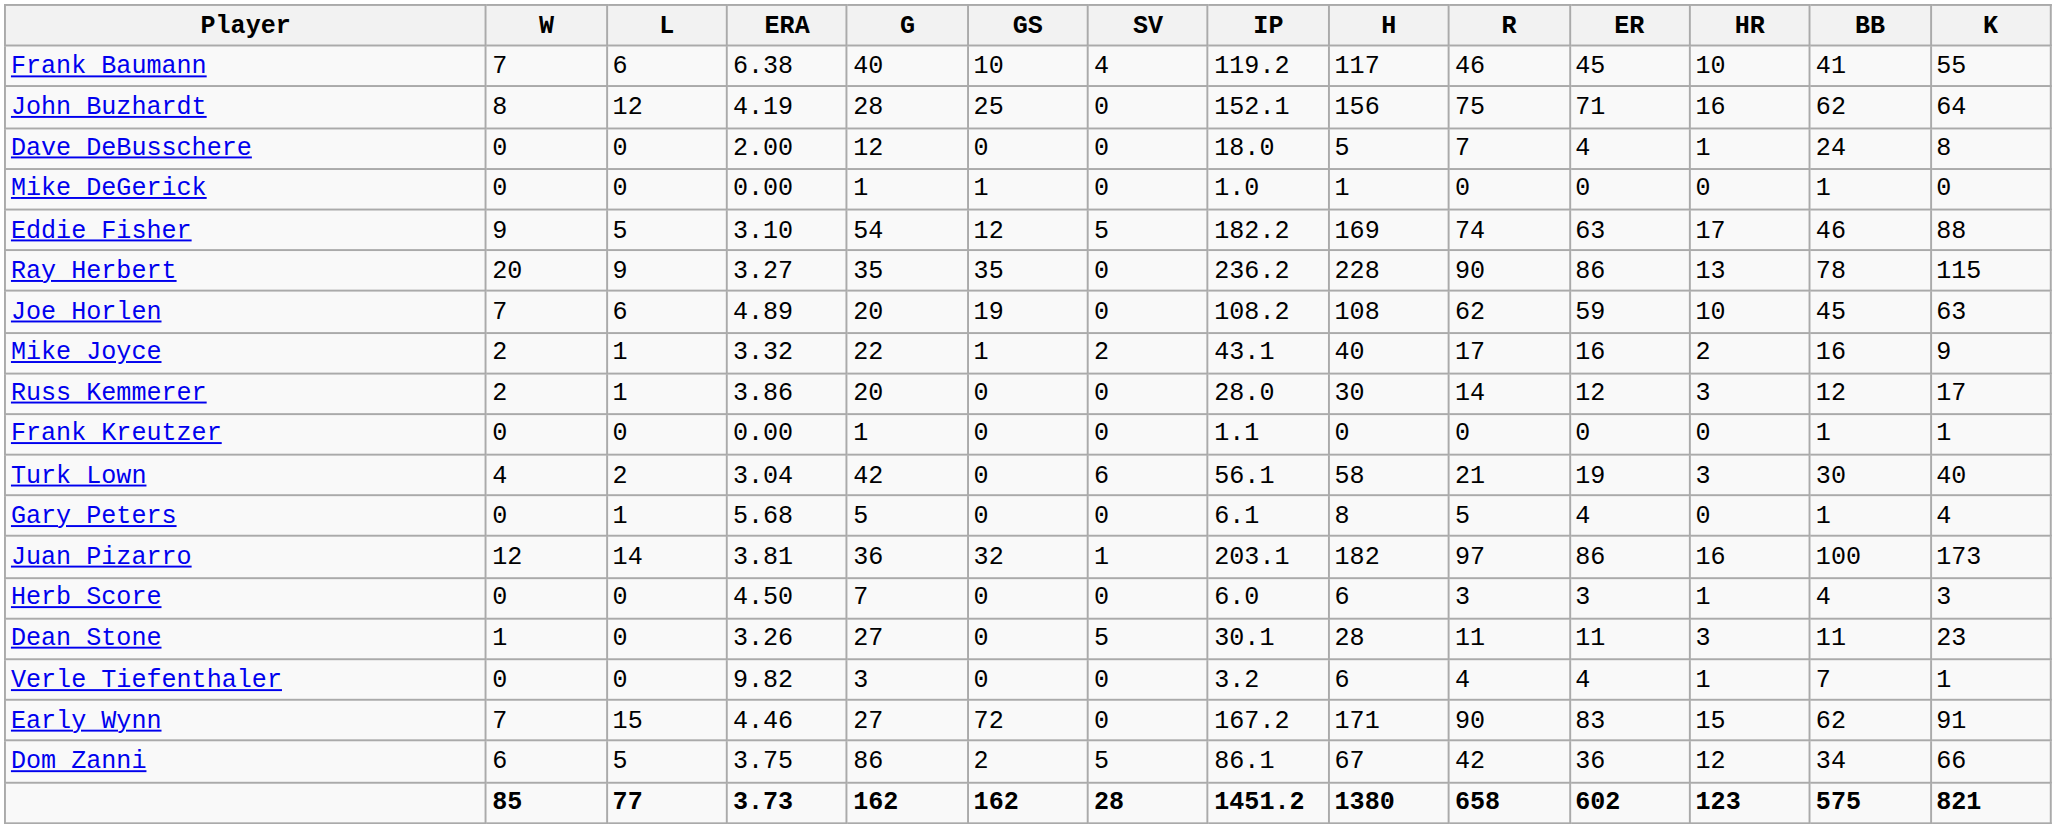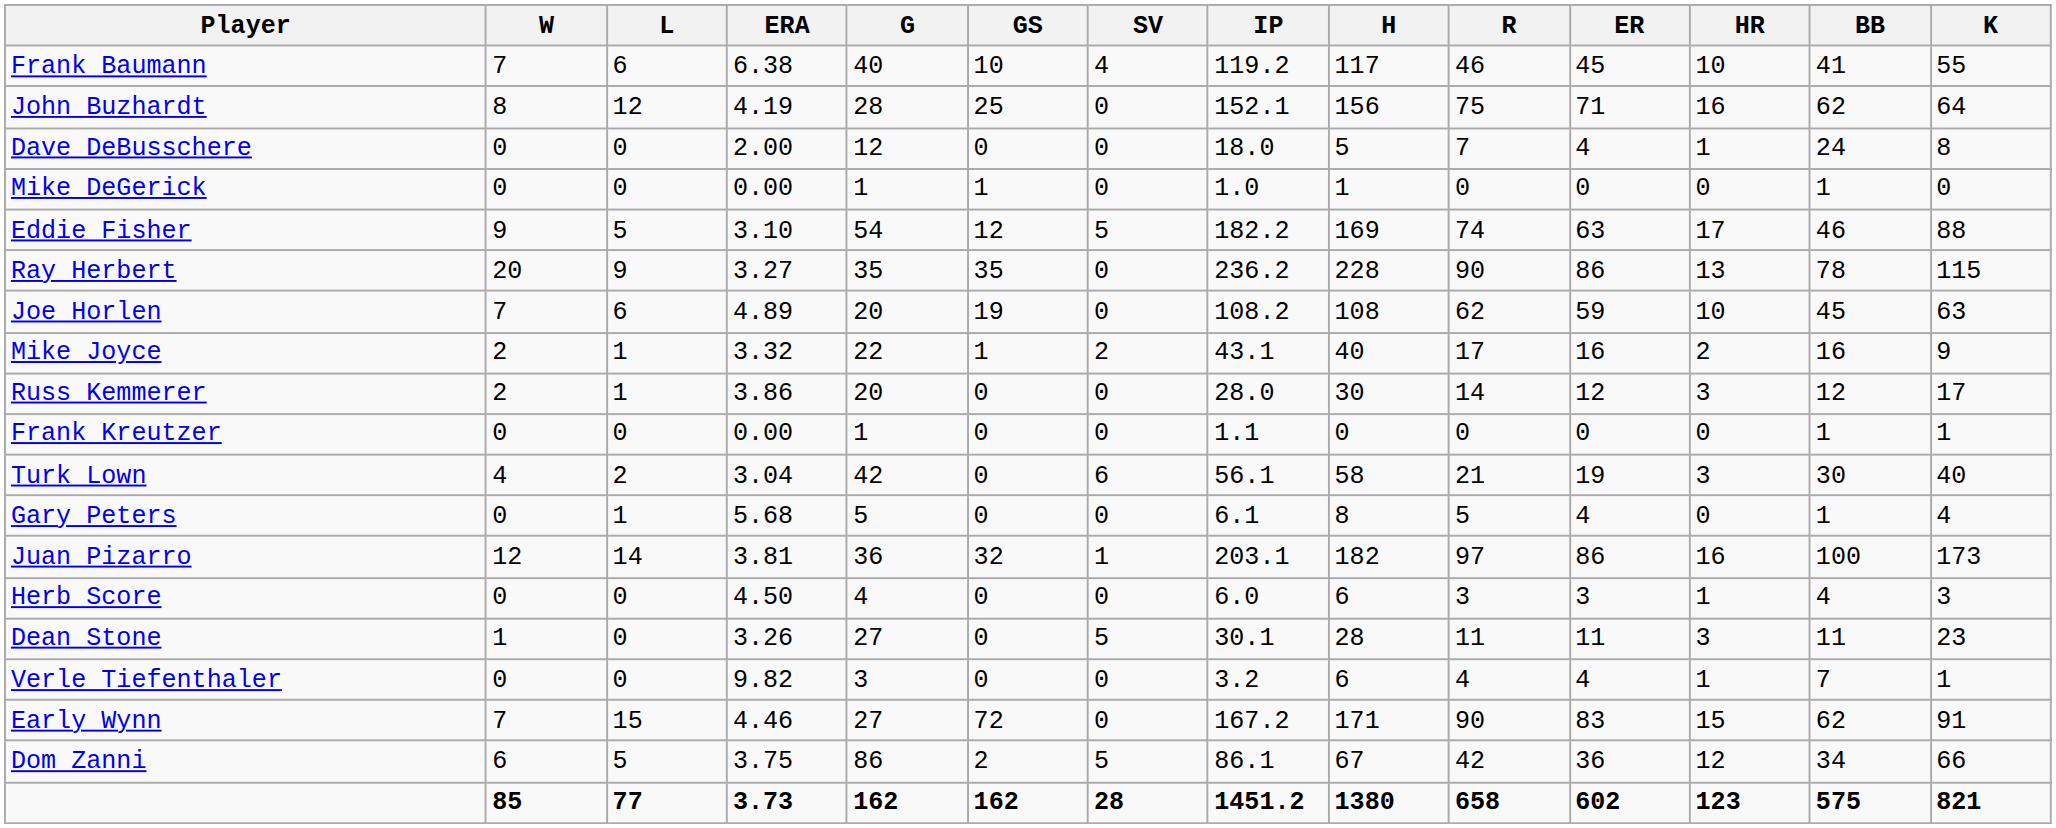(861, 598) 7 -> (861, 598) 4
